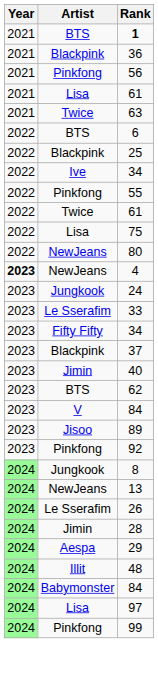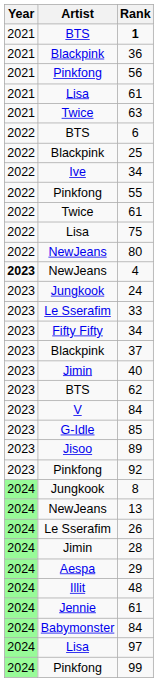+ row: (78, 430)
+ row: (78, 608)
